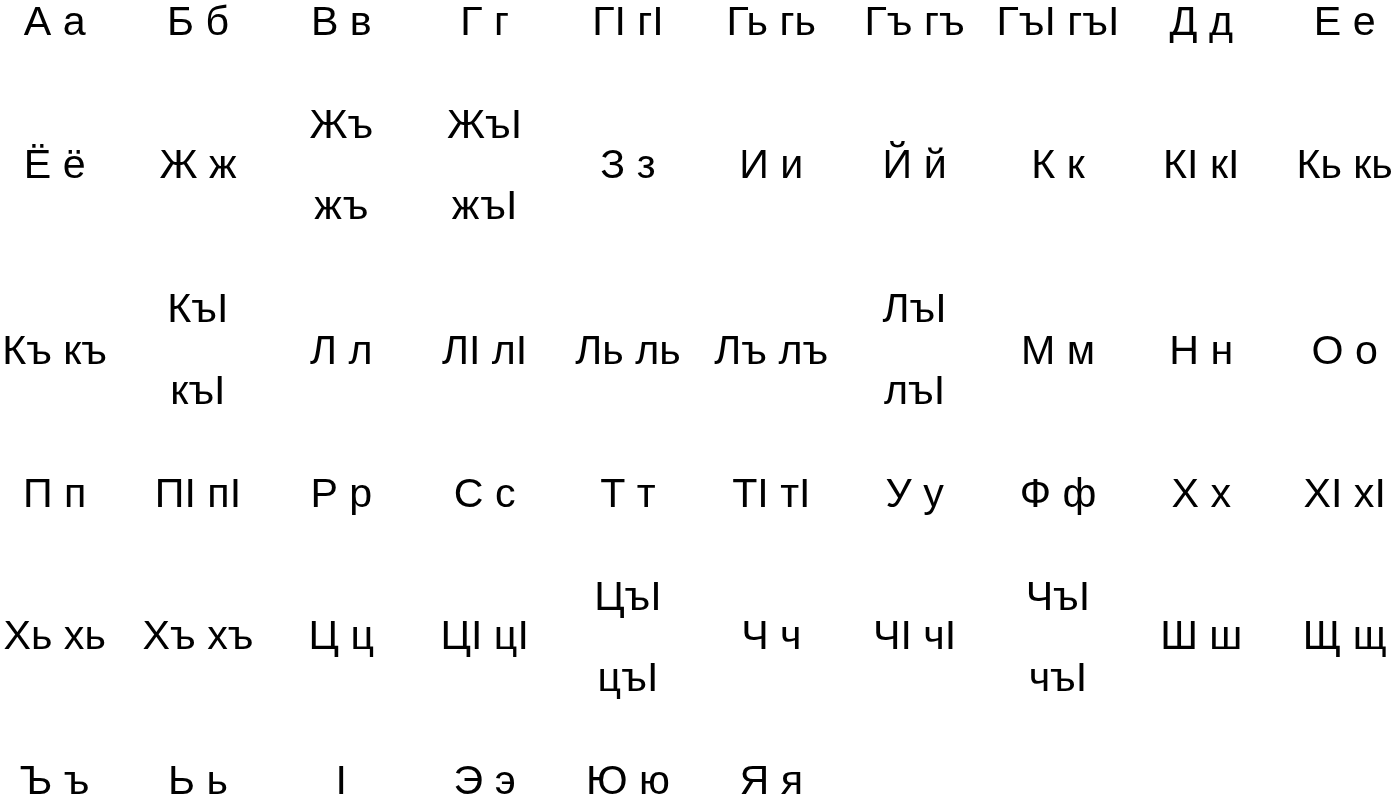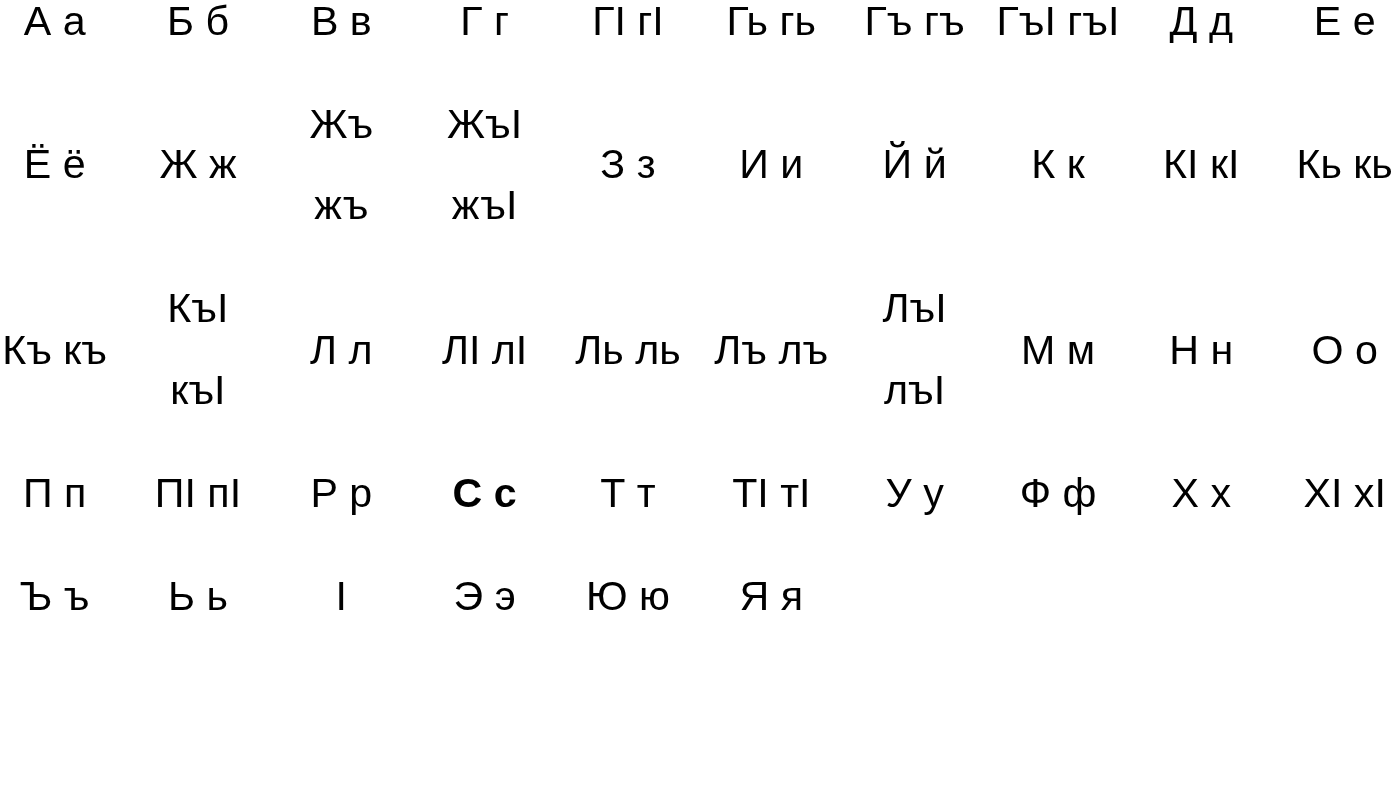(485, 492) normal -> (485, 492) bold
- row: (55, 635)
